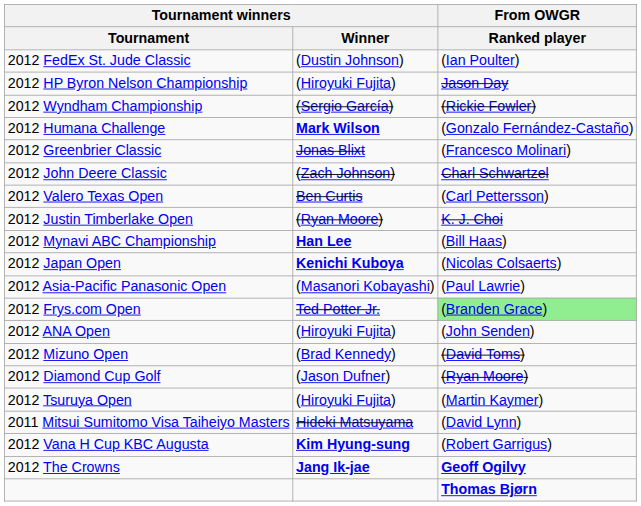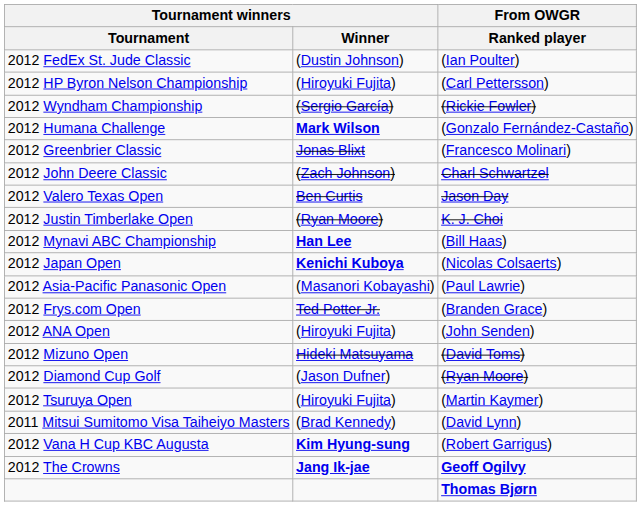(475, 83) Jason Day -> (495, 83) (Carl Pettersson)
(495, 196) (Carl Pettersson) -> (475, 196) Jason Day
(494, 309) lightgreen background -> (494, 309) no background
(346, 354) (Brad Kennedy) -> (355, 354) Hideki Matsuyama
(355, 422) Hideki Matsuyama -> (346, 422) (Brad Kennedy)
